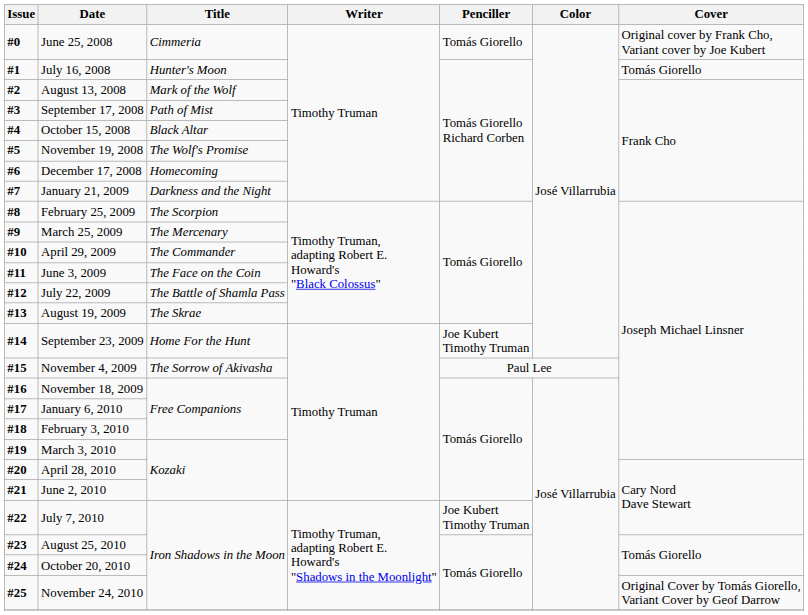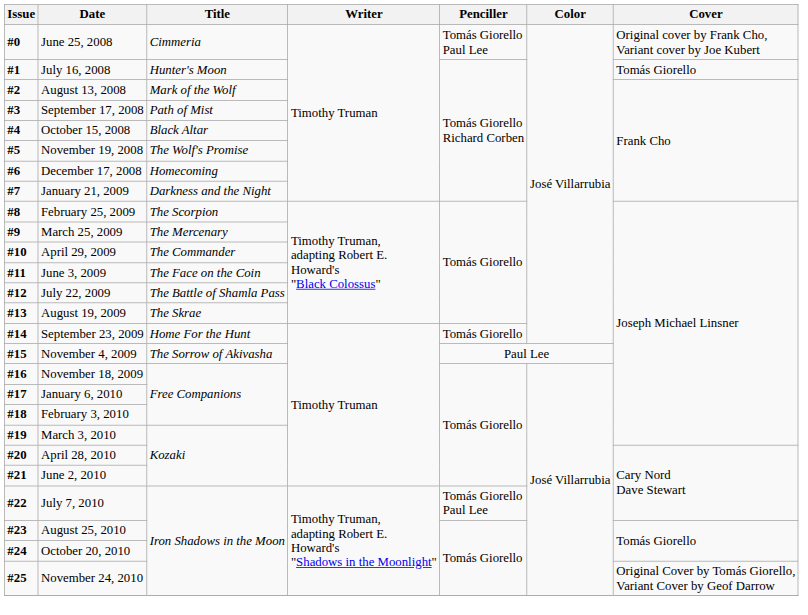(483, 42) Tomás Giorello -> (483, 42) Tomás Giorello Paul Lee
(486, 340) Joe Kubert Timothy Truman -> (483, 333) Tomás Giorello
(486, 517) Joe Kubert Timothy Truman -> (483, 503) Tomás Giorello Paul Lee
